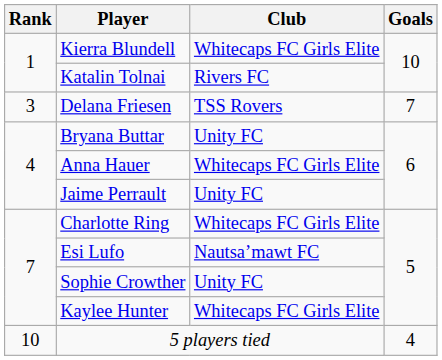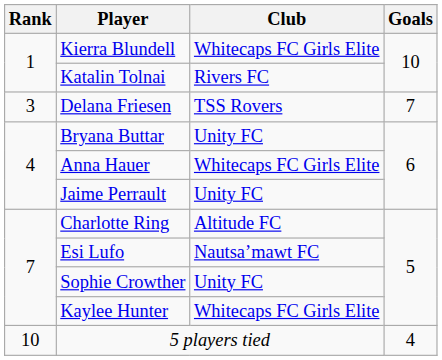(287, 223) Whitecaps FC Girls Elite -> (238, 223) Altitude FC
